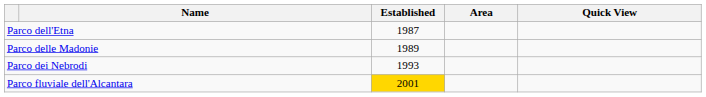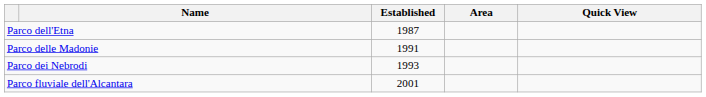(408, 48) 1989 -> (408, 48) 1991
(408, 83) gold background -> (408, 83) no background
